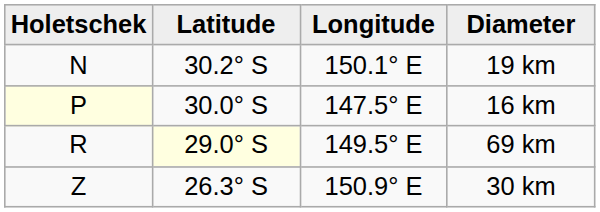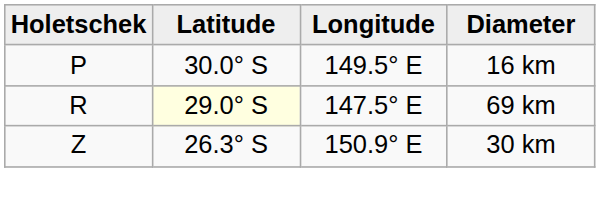- row: (521, 65)
(79, 105) lightyellow background -> (79, 65) no background
(373, 105) 147.5° E -> (373, 65) 149.5° E
(373, 145) 149.5° E -> (373, 105) 147.5° E
